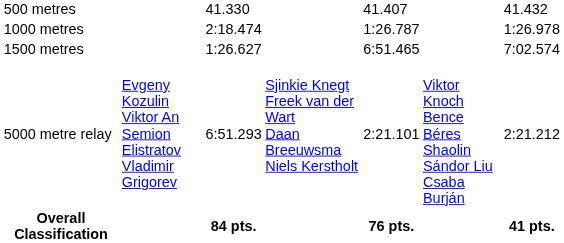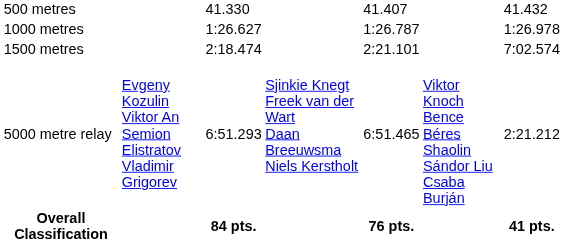(234, 29) 2:18.474 -> (234, 29) 1:26.627
(234, 49) 1:26.627 -> (234, 49) 2:18.474
(391, 49) 6:51.465 -> (391, 49) 2:21.101
(391, 134) 2:21.101 -> (391, 134) 6:51.465
